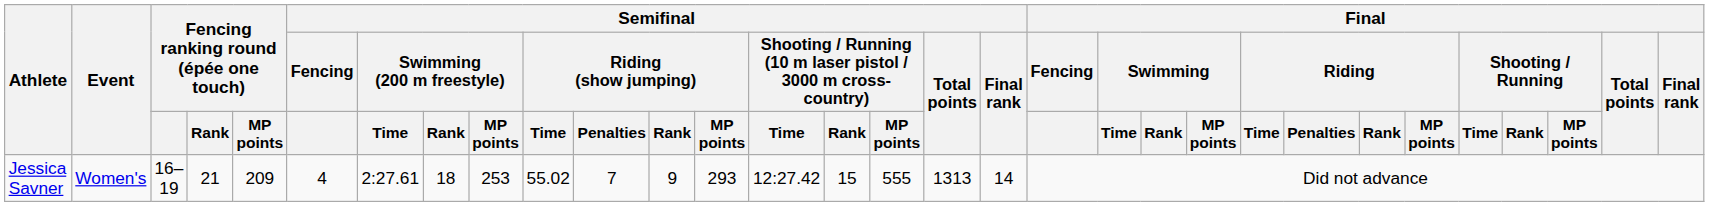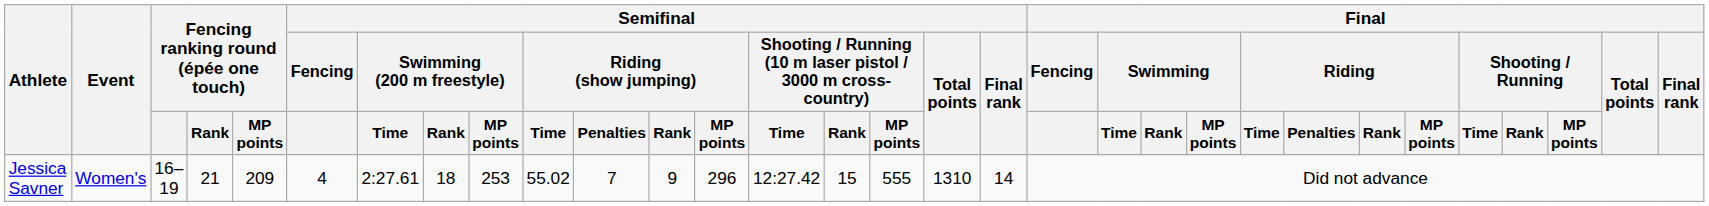(722, 179) 293 -> (722, 179) 296
(952, 179) 1313 -> (952, 179) 1310
